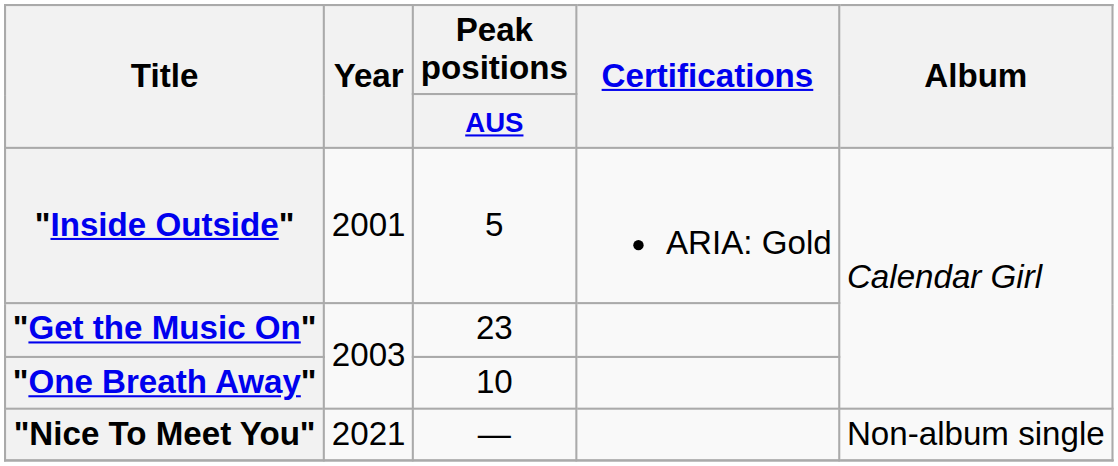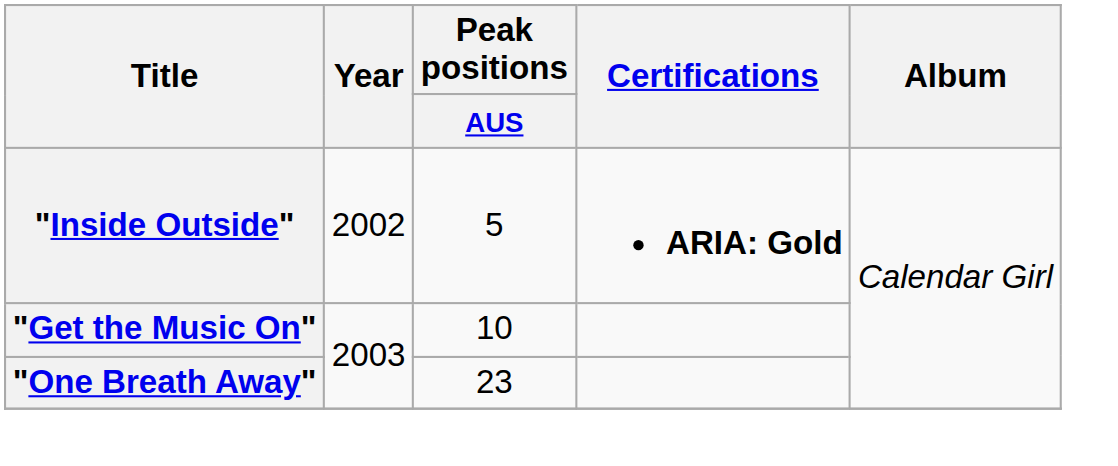(369, 224) 2001 -> (369, 224) 2002
(707, 244) normal -> (713, 244) bold
(494, 329) 23 -> (494, 329) 10
(494, 381) 10 -> (494, 381) 23
- row: (165, 434)
